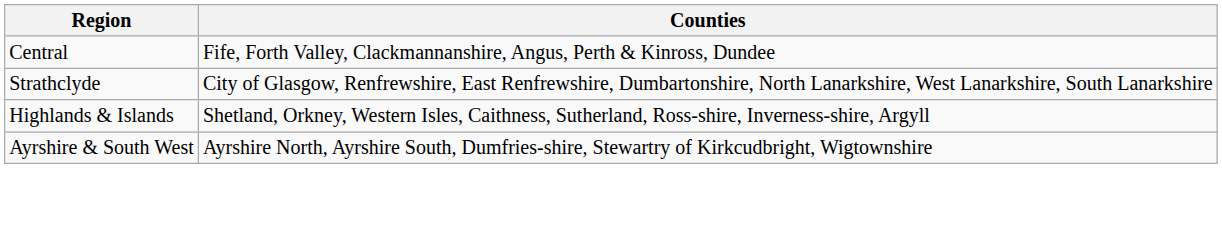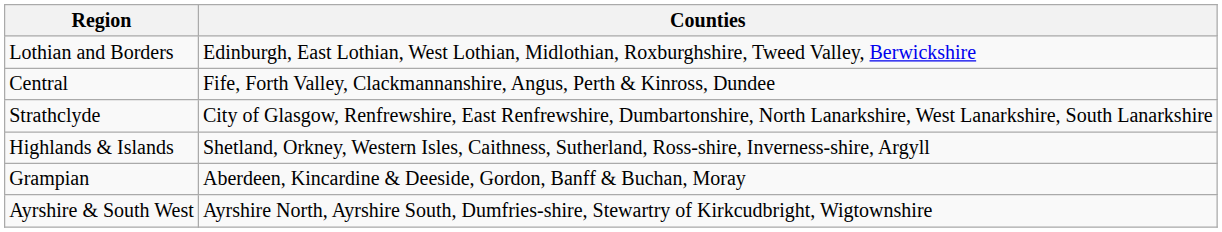+ row: (91, 52)
+ row: (49, 178)
